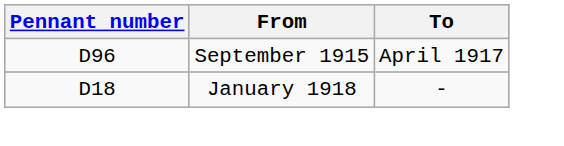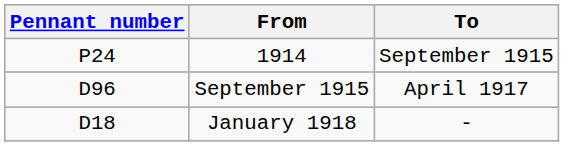+ row: (282, 56)
